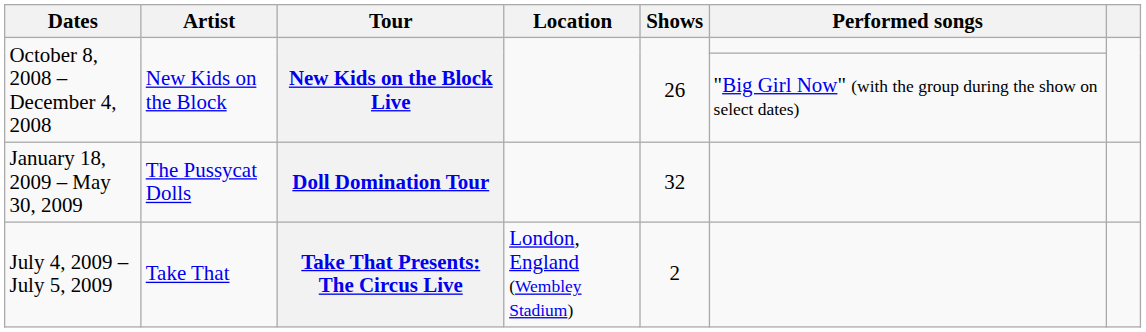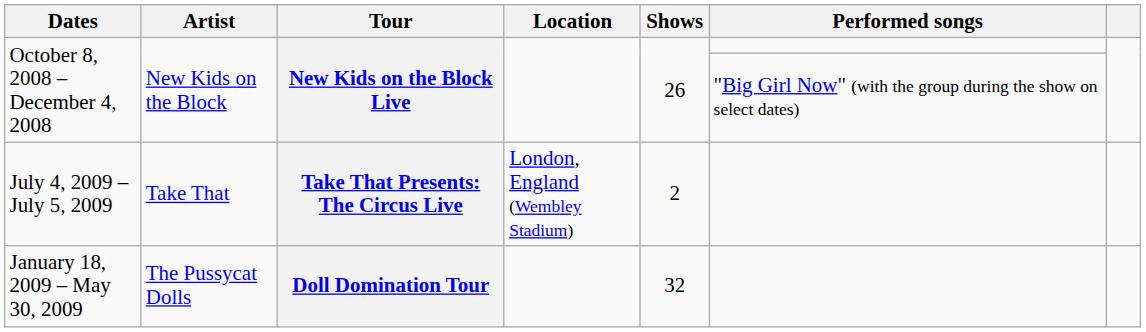rows swapped: (60, 181) <-> (69, 274)
